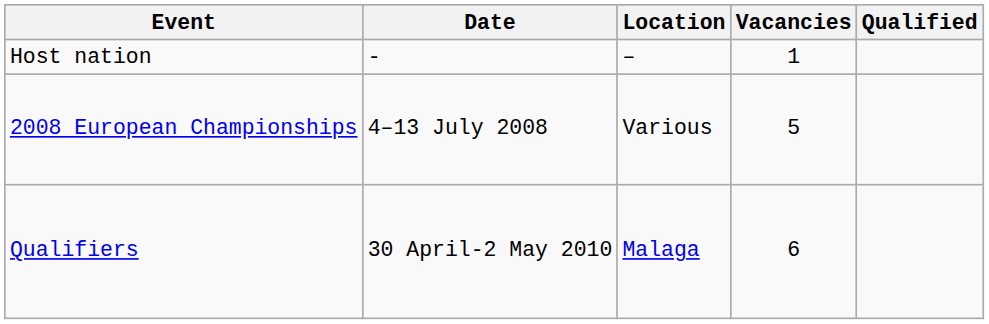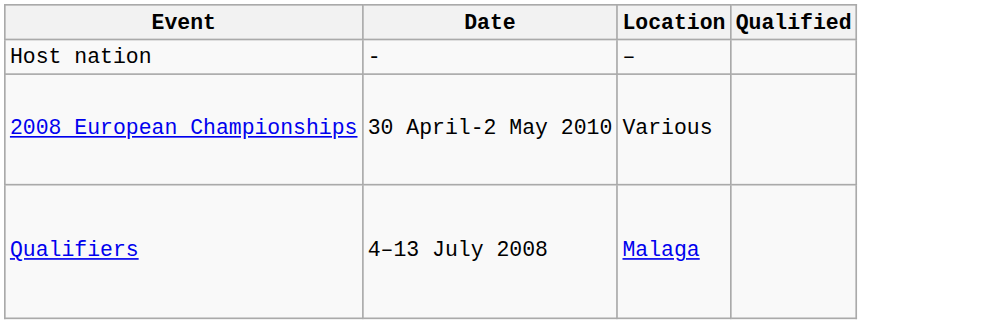- column: (794, 22)
(458, 129) 4–13 July 2008 -> (490, 129) 30 April-2 May 2010
(490, 251) 30 April-2 May 2010 -> (458, 251) 4–13 July 2008
